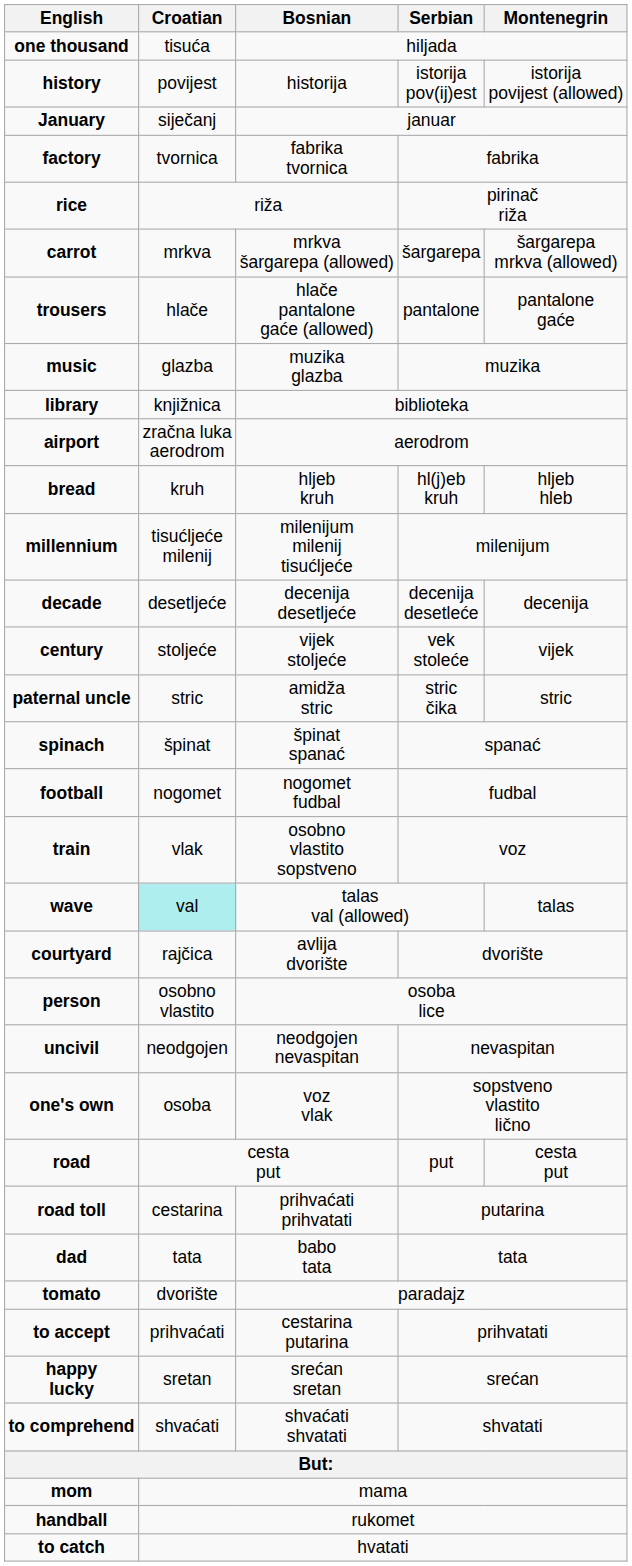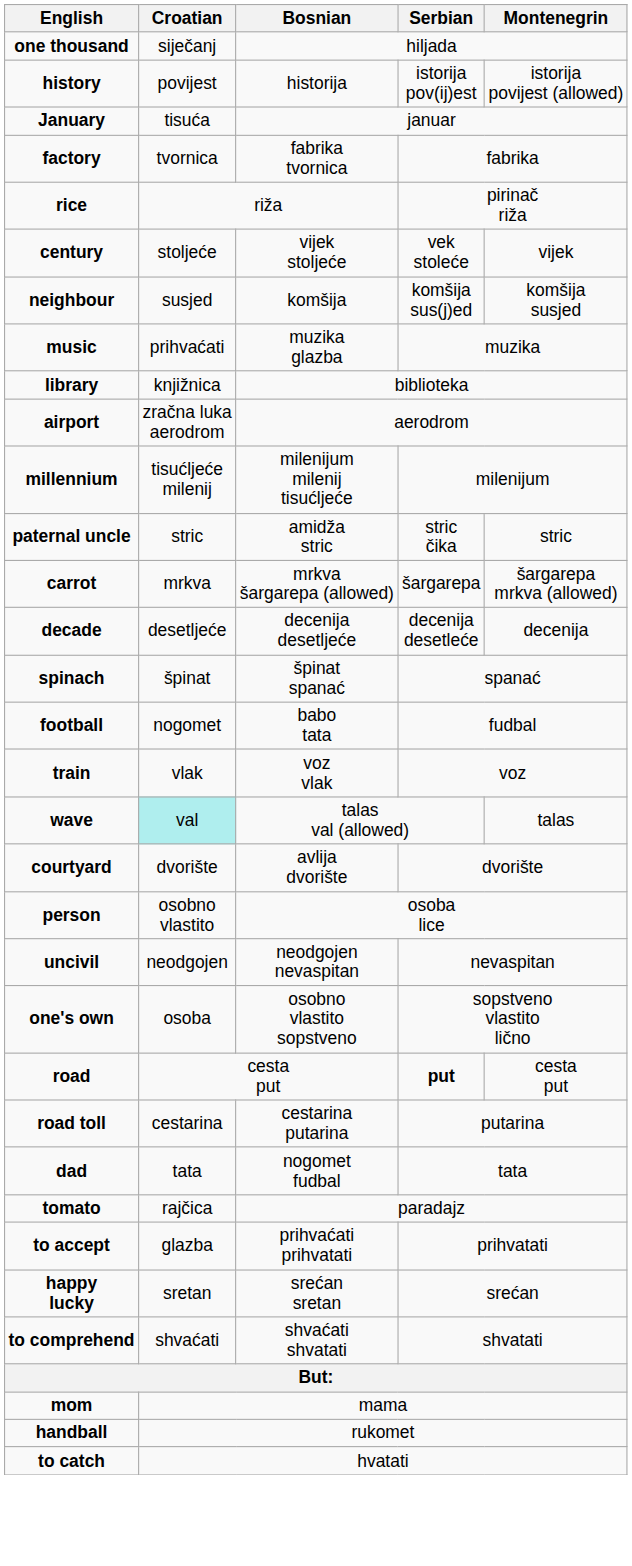(187, 45) tisuća -> (187, 45) siječanj
(187, 120) siječanj -> (187, 120) tisuća
rows swapped: (72, 252) <-> (72, 650)
+ row: (72, 300)
- row: (72, 310)
(187, 367) glazba -> (187, 347) prihvaćati
- row: (72, 489)
rows swapped: (72, 698) <-> (72, 603)
(317, 792) nogomet fudbal -> (317, 725) babo tata
(317, 849) osobno vlastito sopstveno -> (317, 773) voz vlak
(187, 954) rajčica -> (187, 867) dvorište
(317, 1105) voz vlak -> (317, 1019) osobno vlastito sopstveno
(441, 1162) normal -> (441, 1076) bold
(317, 1210) prihvaćati prihvatati -> (317, 1123) cestarina putarina
(317, 1257) babo tata -> (317, 1170) nogomet fudbal
(187, 1294) dvorište -> (187, 1208) rajčica
(187, 1332) prihvaćati -> (187, 1245) glazba
(317, 1332) cestarina putarina -> (317, 1245) prihvaćati prihvatati
